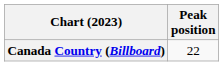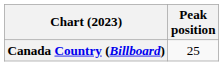(193, 50) 22 -> (193, 50) 25
